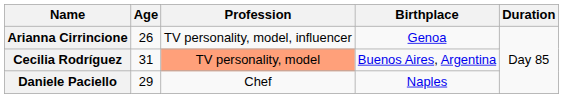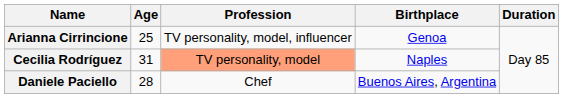(146, 37) 26 -> (146, 37) 25
(427, 59) Buenos Aires, Argentina -> (427, 59) Naples
(146, 82) 29 -> (146, 82) 28
(427, 82) Naples -> (427, 82) Buenos Aires, Argentina
